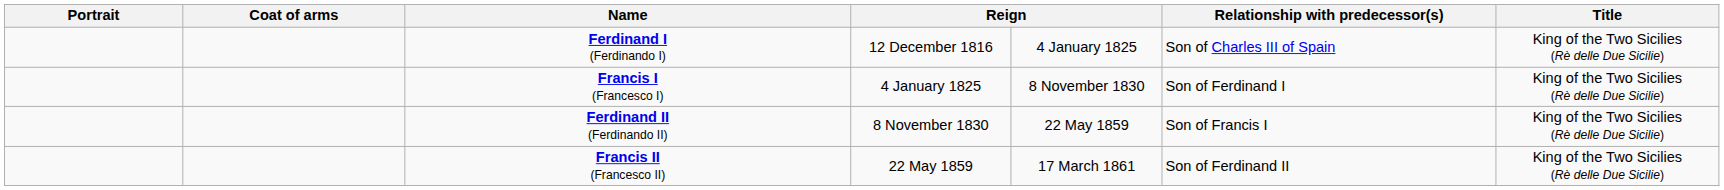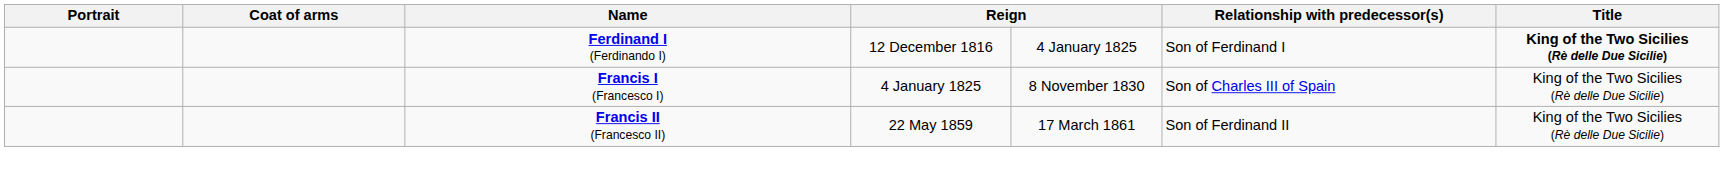(1250, 47) Son of Charles III of Spain -> (1225, 47) Son of Ferdinand I
(1607, 47) normal -> (1607, 47) bold
(1225, 86) Son of Ferdinand I -> (1250, 86) Son of Charles III of Spain
- row: (628, 126)
